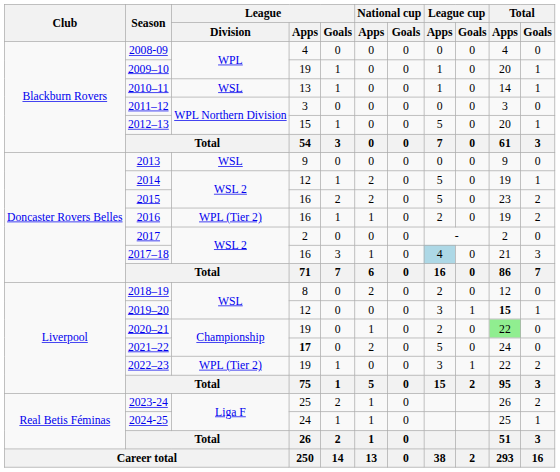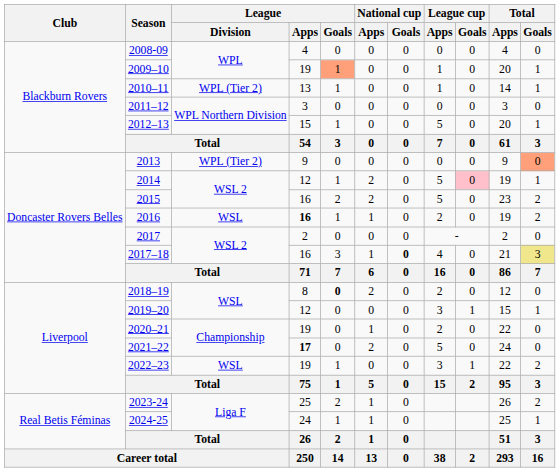(338, 69) no background -> (338, 69) lightsalmon background
(230, 87) WSL -> (230, 87) WPL (Tier 2)
(230, 161) WSL -> (230, 161) WPL (Tier 2)
(538, 161) no background -> (538, 161) lightsalmon background
(472, 180) no background -> (472, 180) pink background
(230, 217) WPL (Tier 2) -> (230, 217) WSL
(305, 217) normal -> (305, 217) bold
(406, 254) normal -> (406, 254) bold
(440, 254) lightblue background -> (440, 254) no background
(538, 254) no background -> (538, 254) khaki background
(338, 291) normal -> (338, 291) bold
(505, 310) bold -> (505, 310) normal
(505, 328) lightgreen background -> (505, 328) no background
(230, 365) WPL (Tier 2) -> (230, 365) WSL
